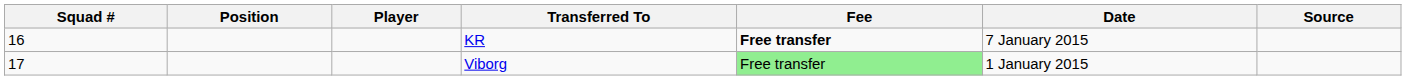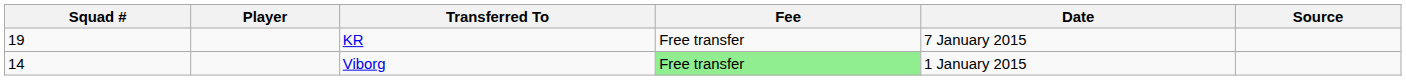- column: (249, 16)
(16, 40) 16 -> (16, 40) 19
(786, 40) bold -> (702, 40) normal
(16, 64) 17 -> (16, 64) 14
